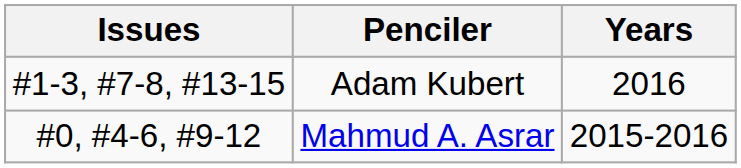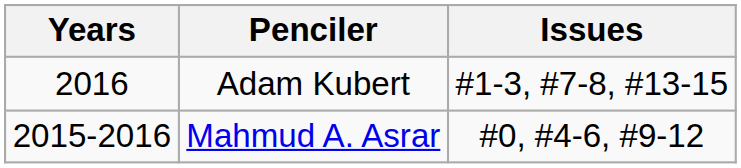columns swapped: (649, 30) <-> (149, 30)
